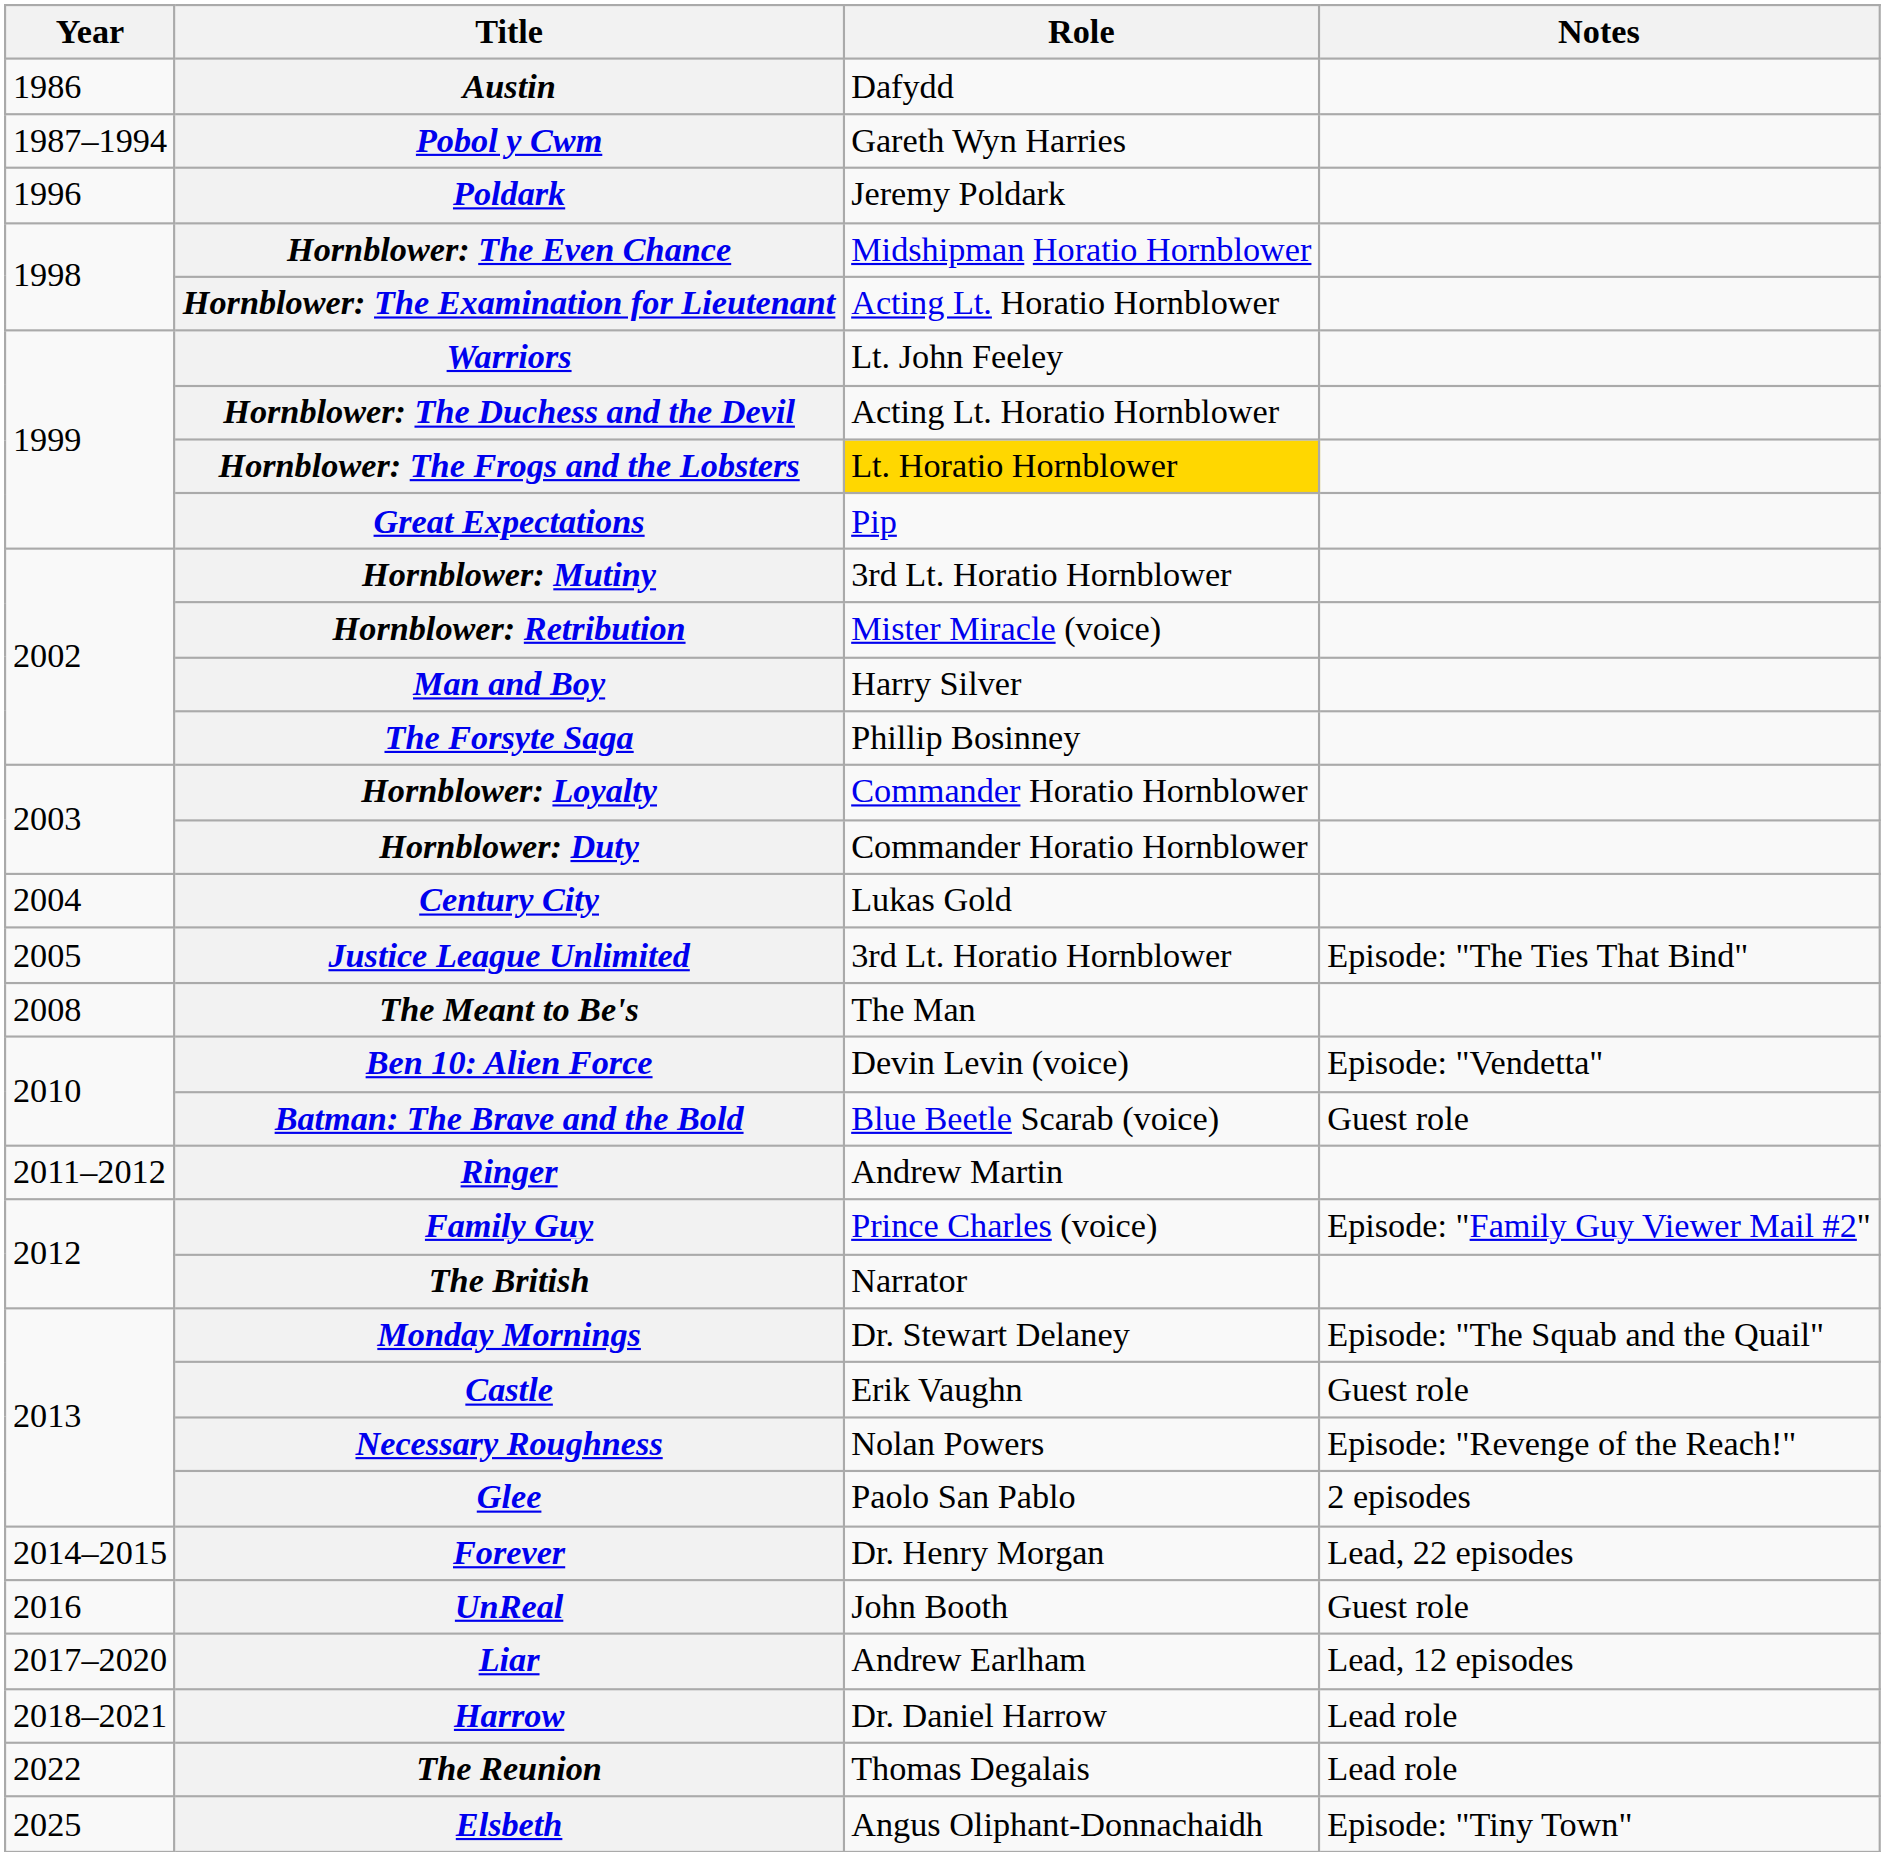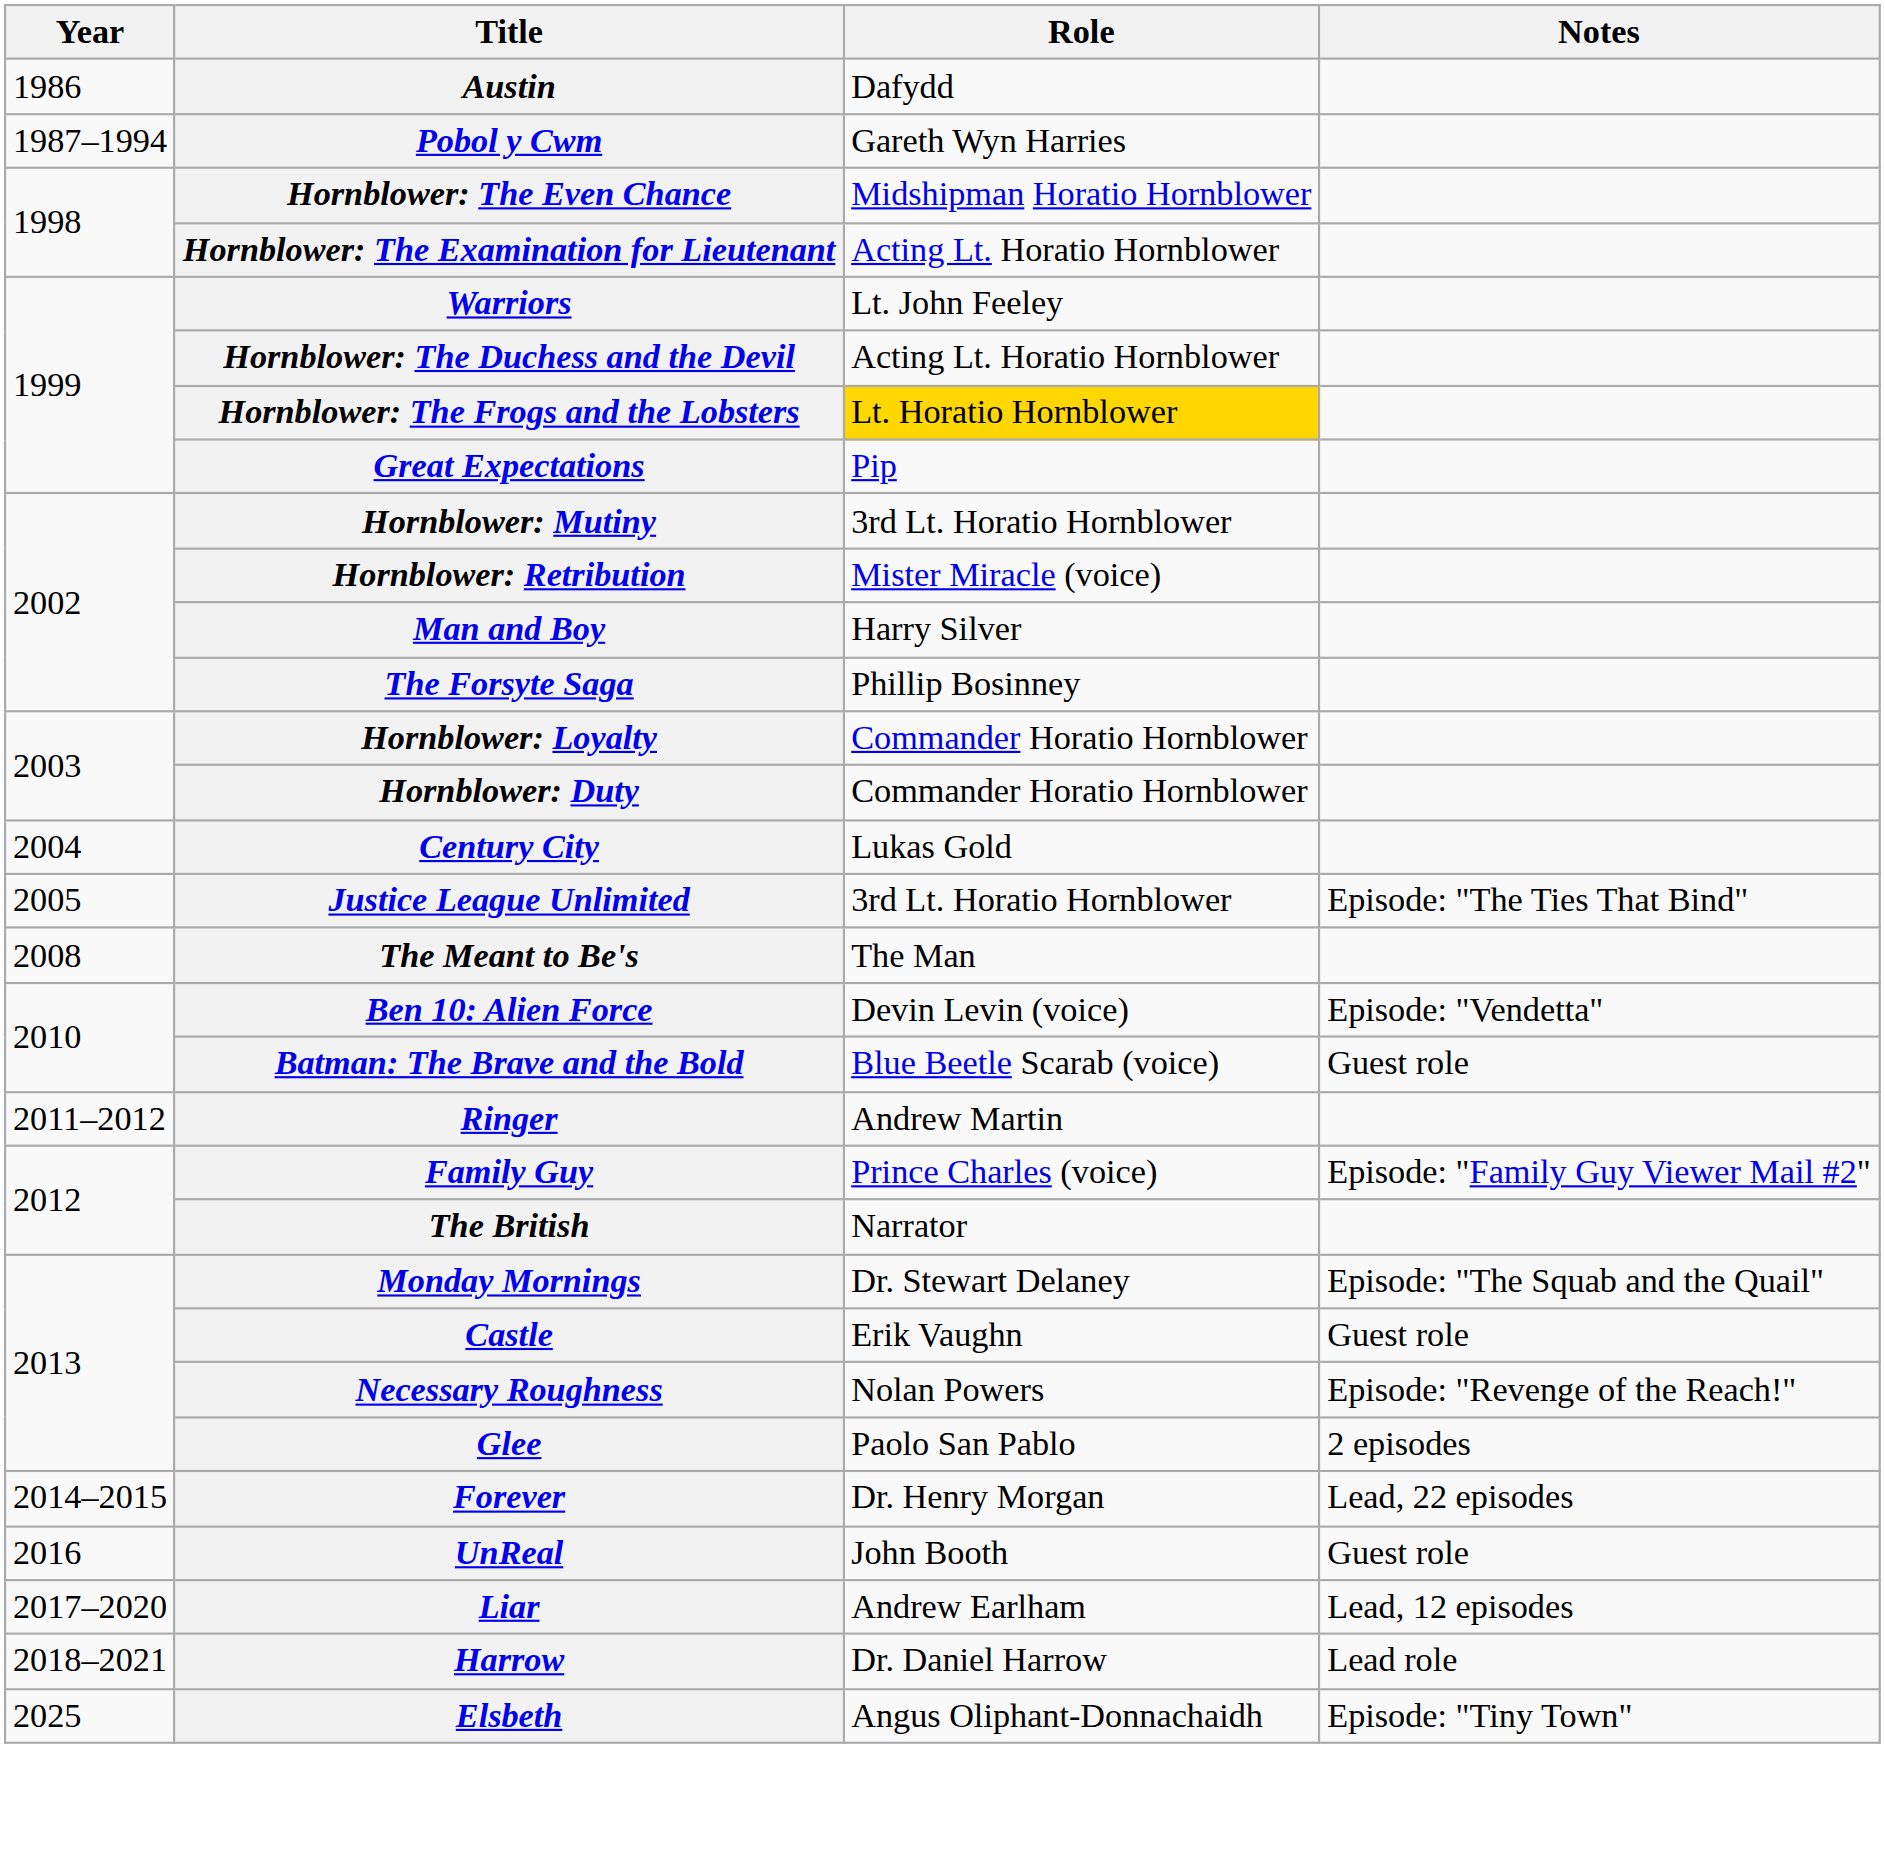- row: (509, 194)
- row: (509, 1769)
